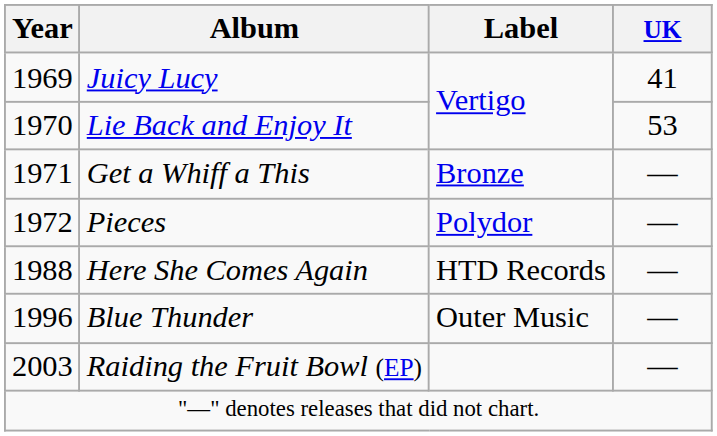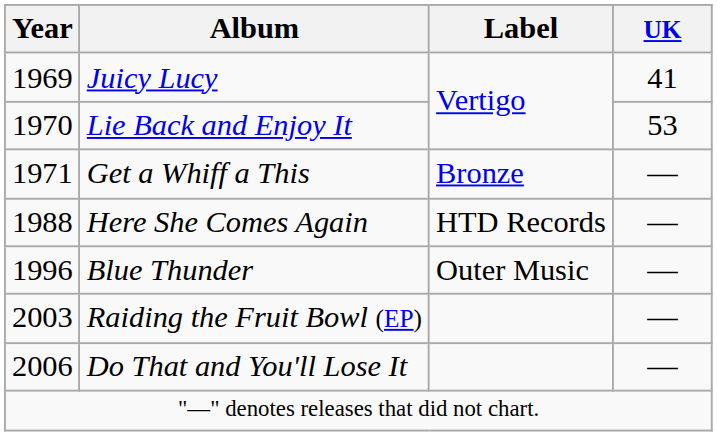- row: (126, 221)
+ row: (247, 366)
